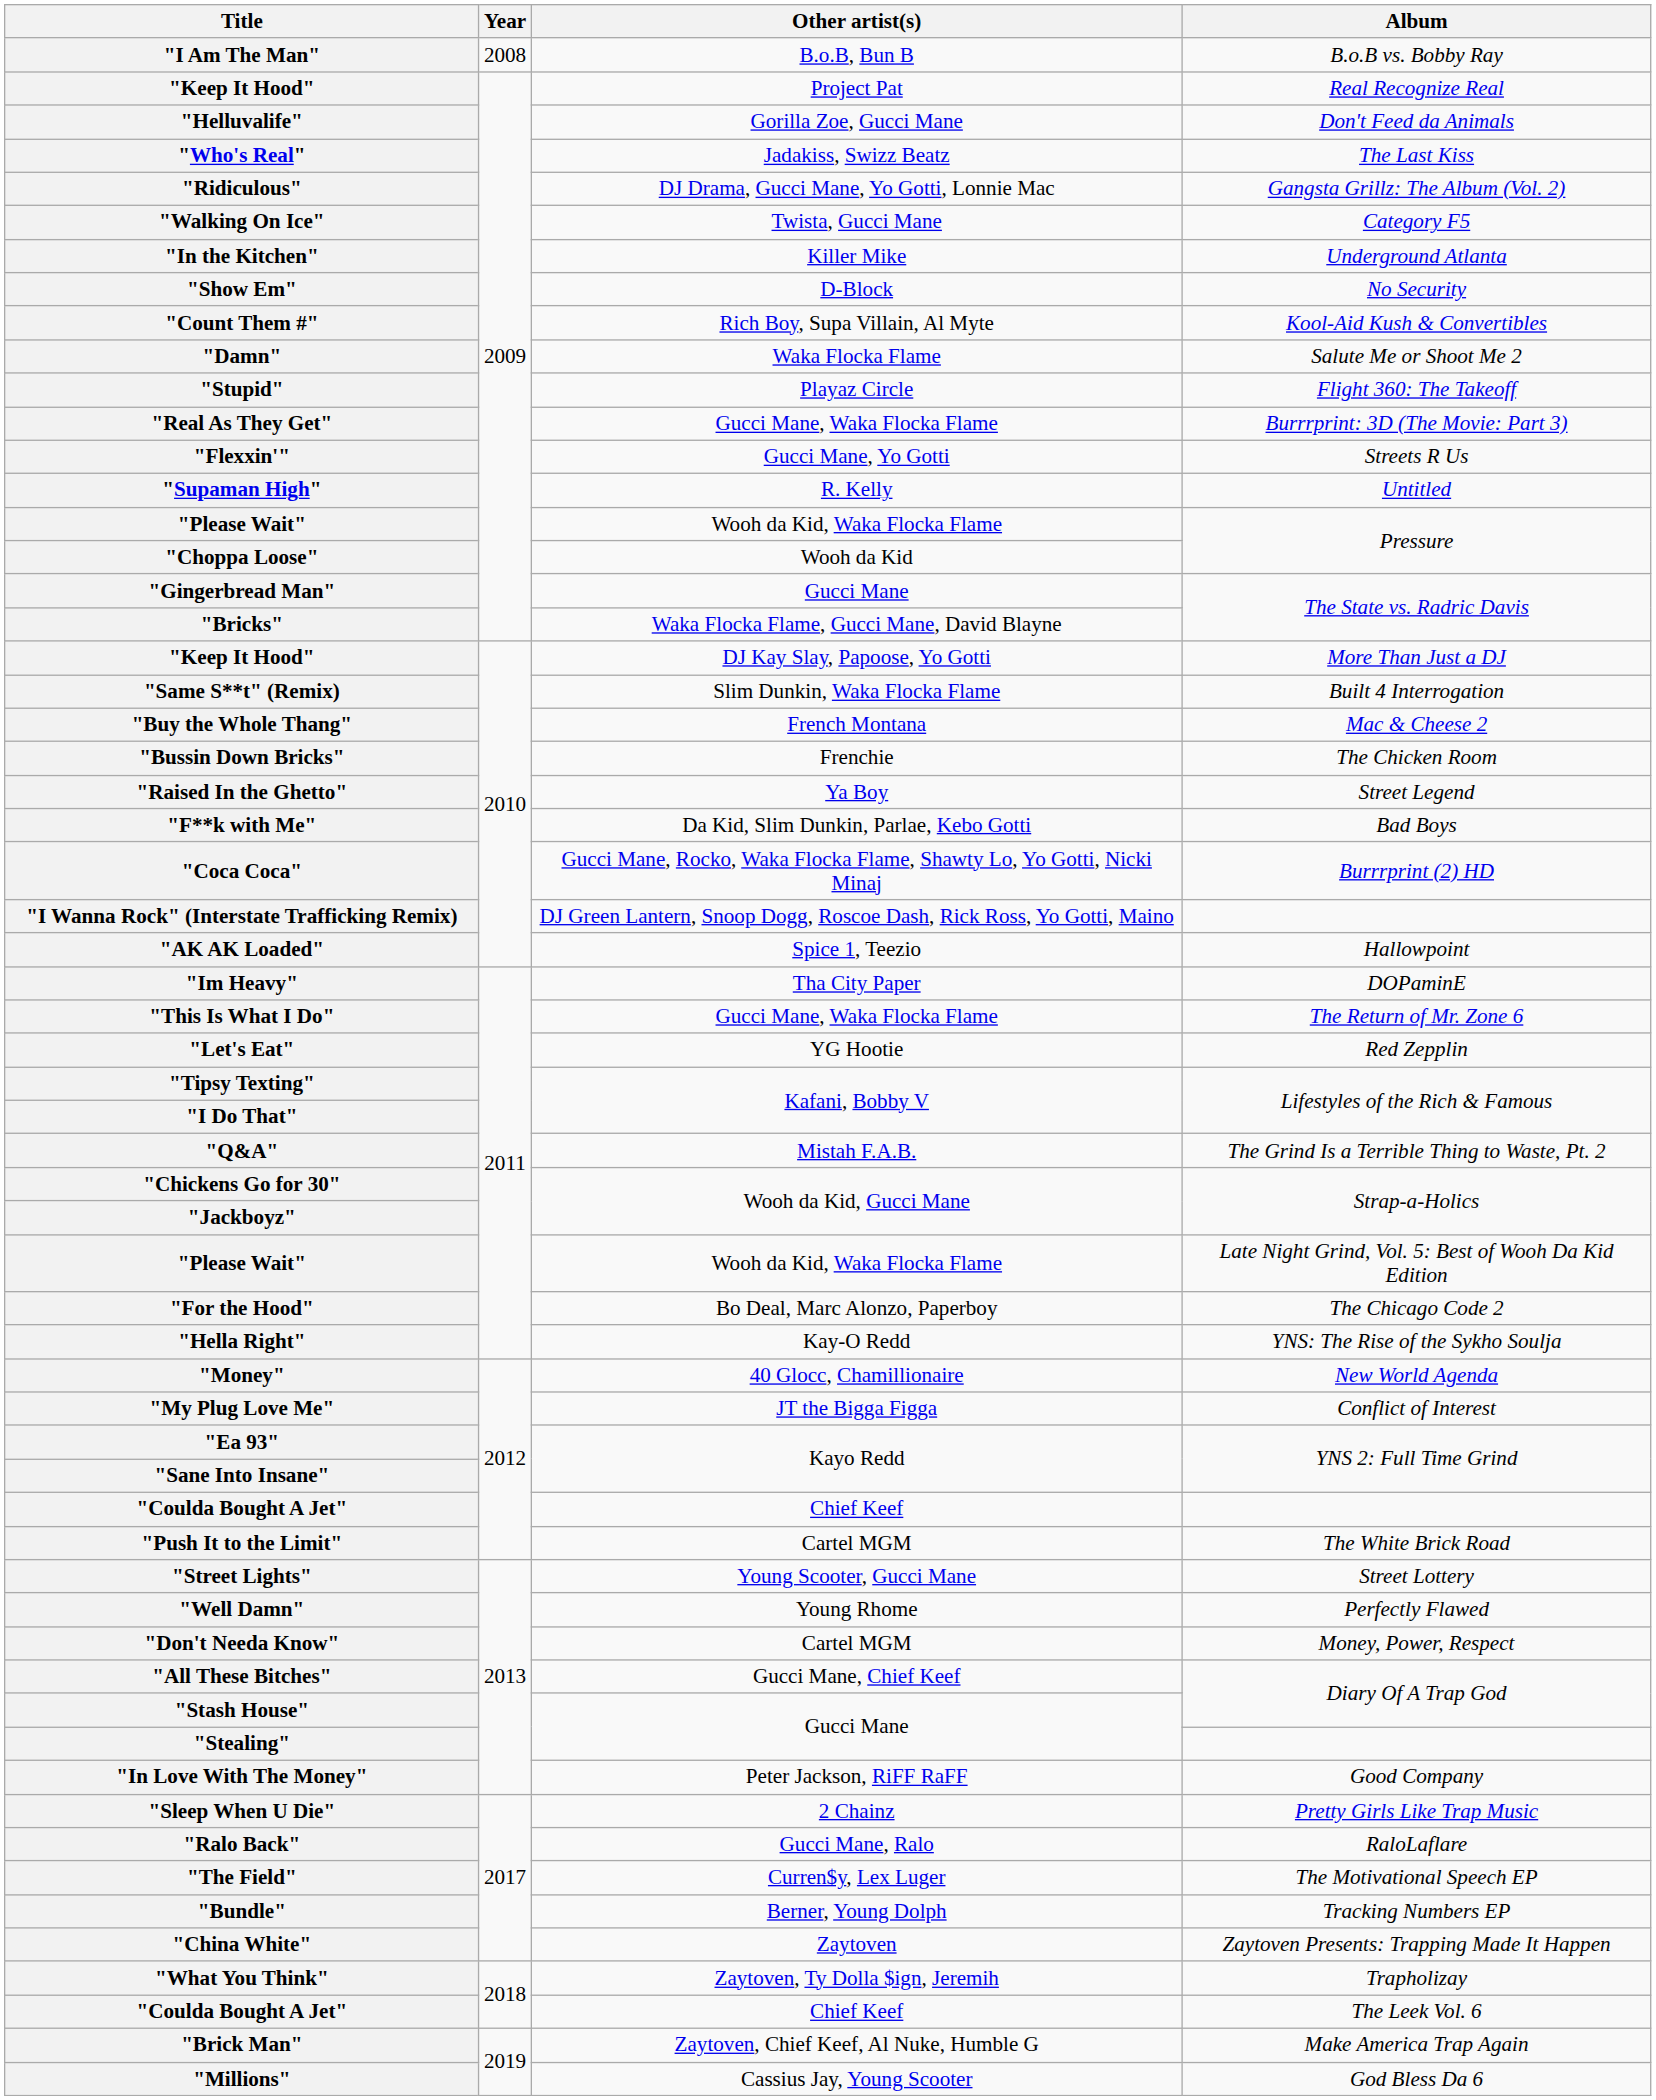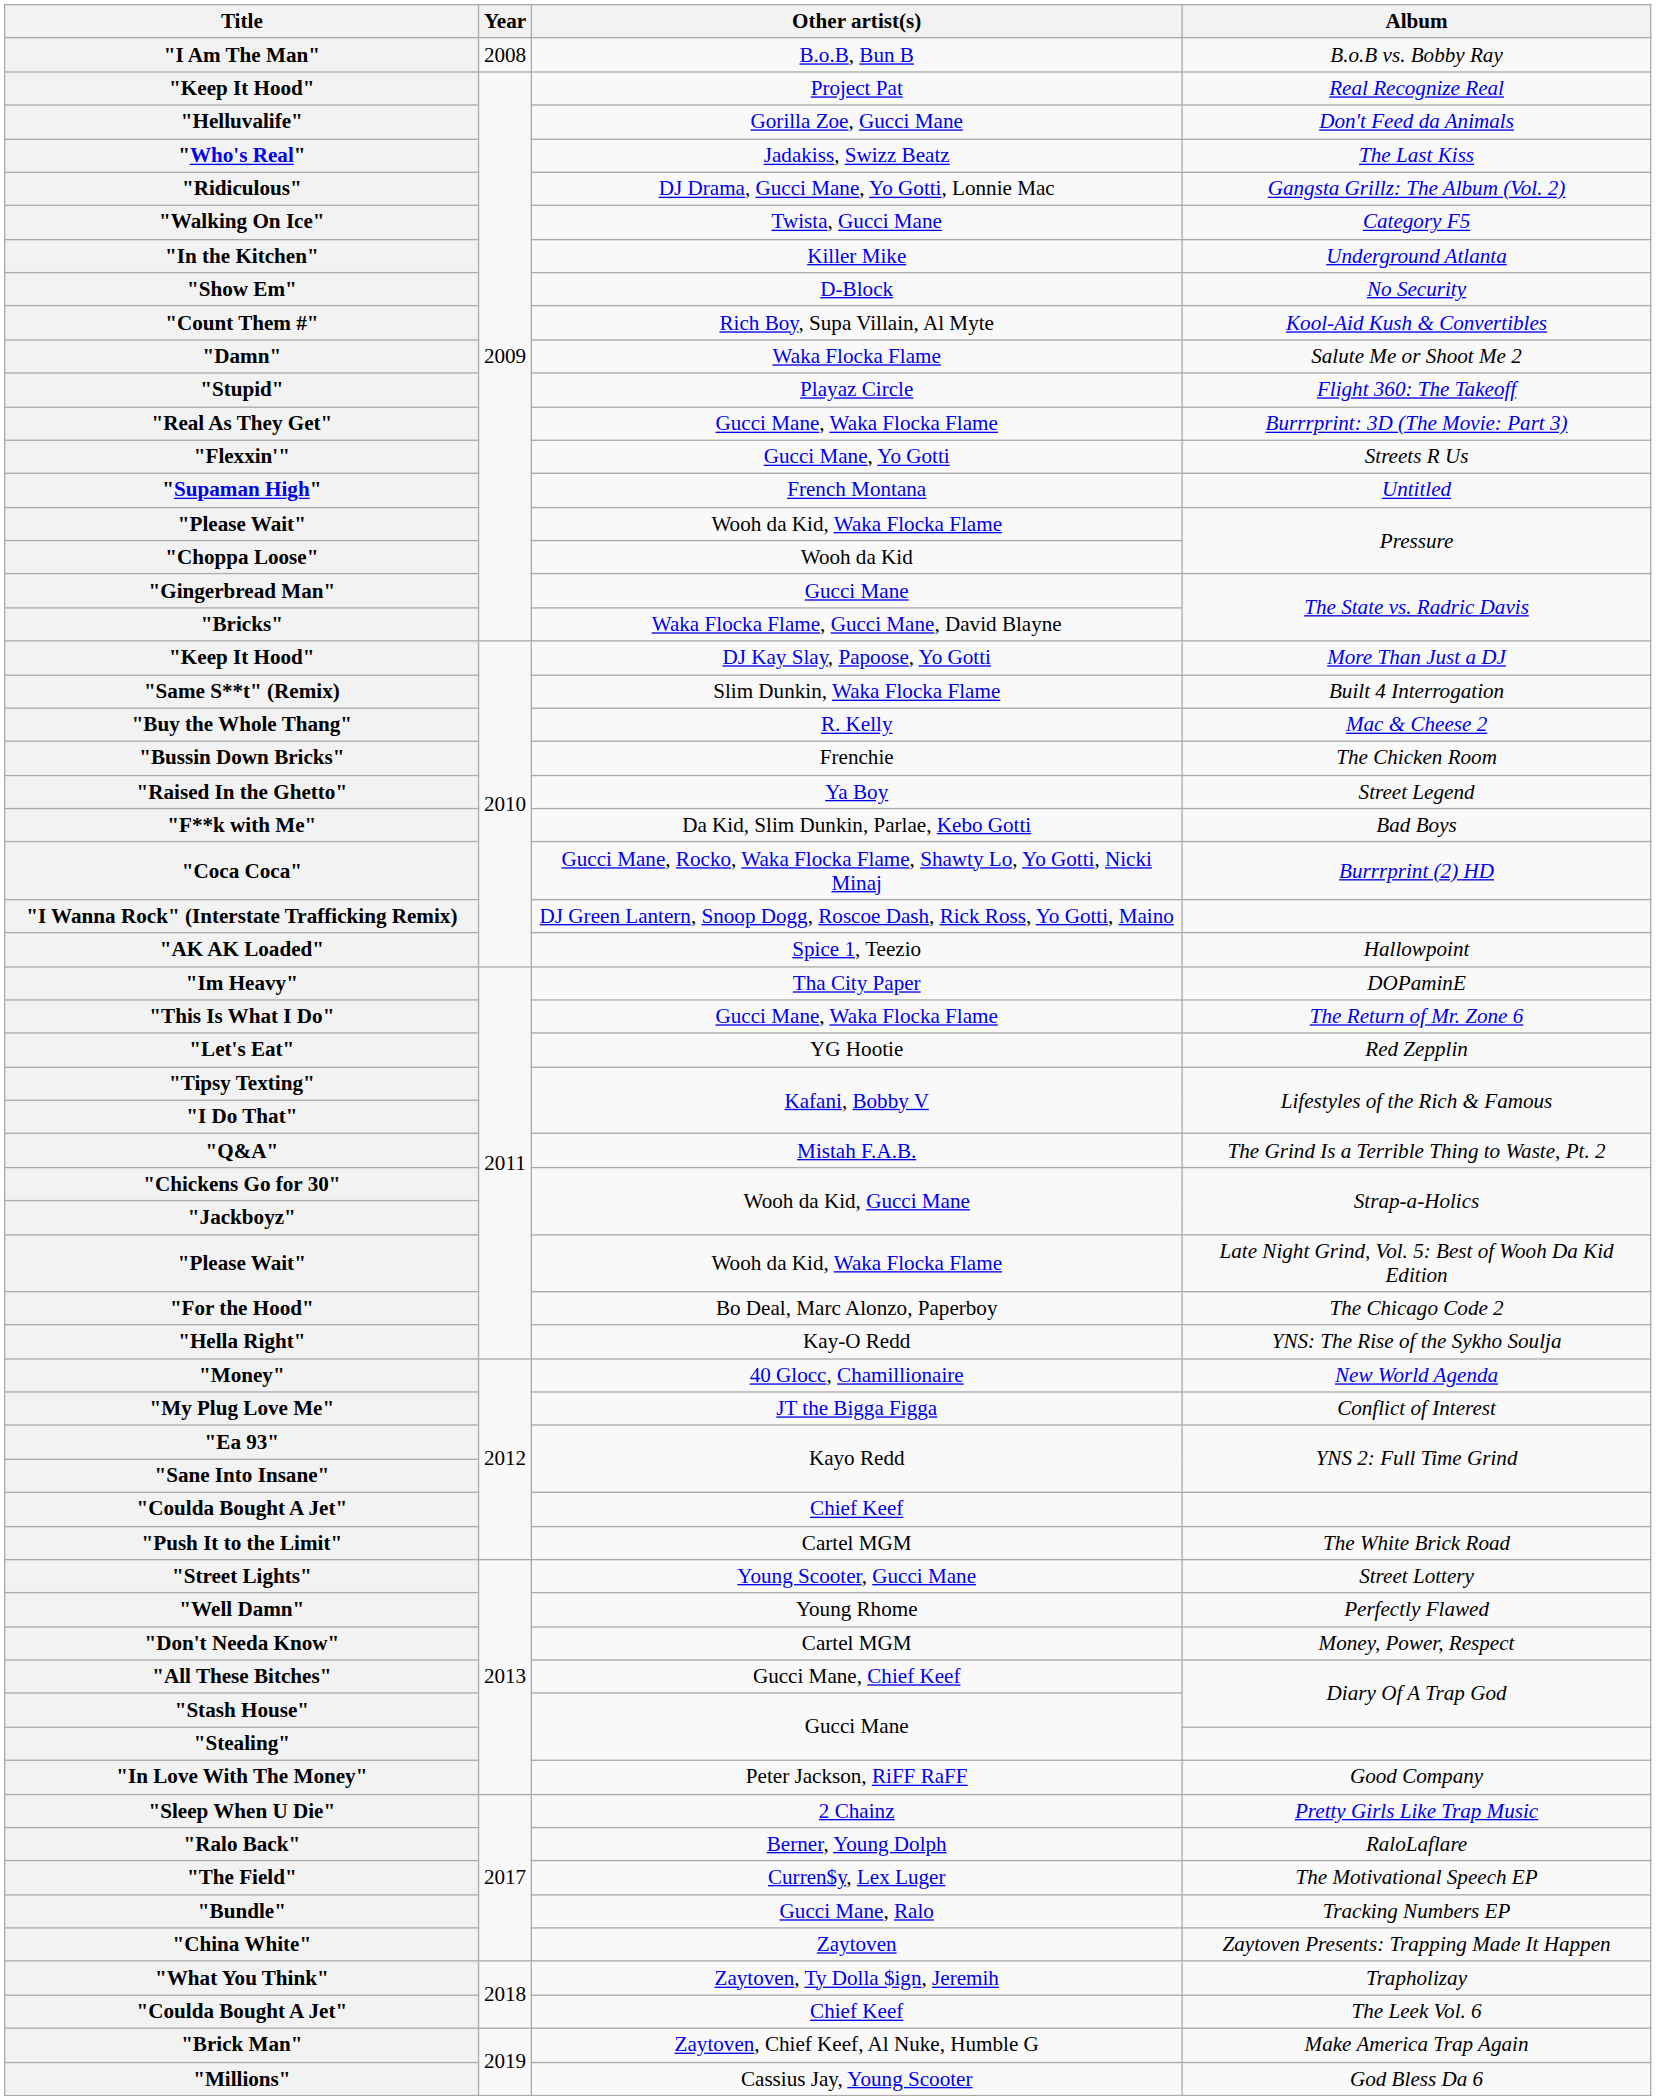(857, 490) R. Kelly -> (857, 490) French Montana
(857, 724) French Montana -> (857, 724) R. Kelly
(857, 1844) Gucci Mane, Ralo -> (857, 1844) Berner, Young Dolph
(857, 1910) Berner, Young Dolph -> (857, 1910) Gucci Mane, Ralo
